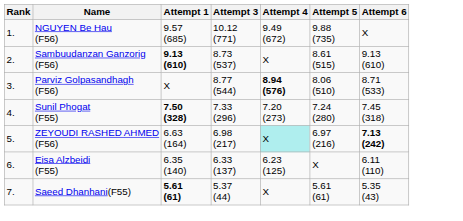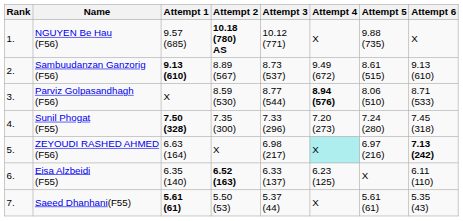+ column: (236, 12)
(274, 33) 9.49 (672) -> (315, 38) X
(266, 59) X -> (324, 70) 9.49 (672)
